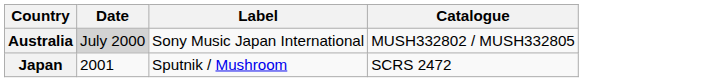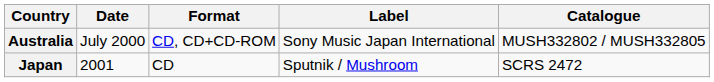+ column: (214, 16)
(113, 40) lightgrey background -> (113, 40) no background
